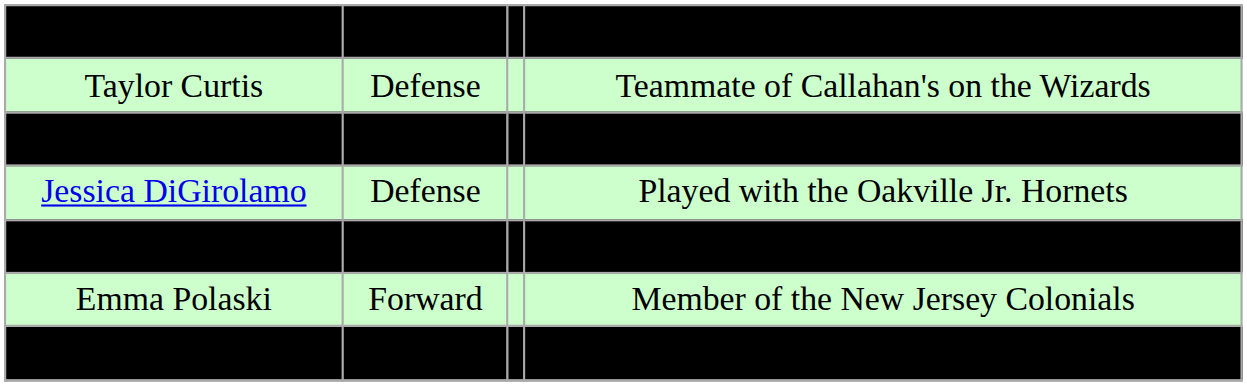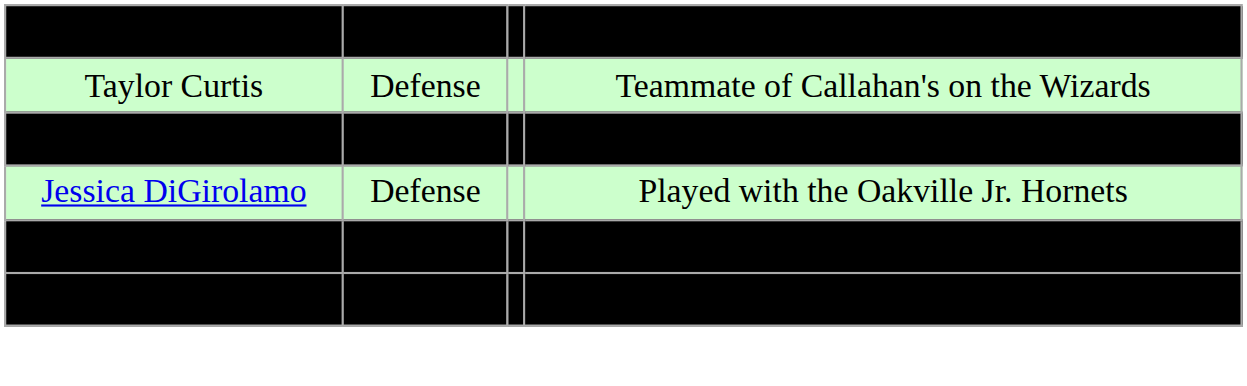- row: (174, 298)
